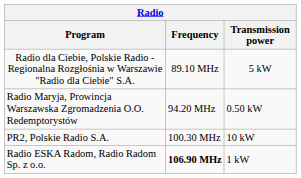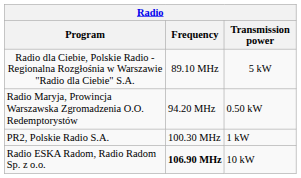(241, 137) 10 kW -> (238, 137) 1 kW
(238, 159) 1 kW -> (241, 159) 10 kW
